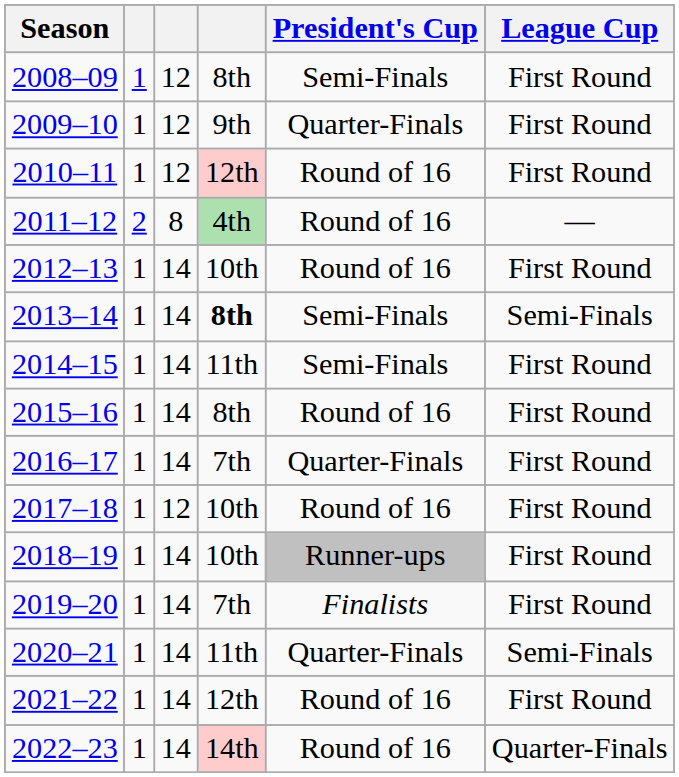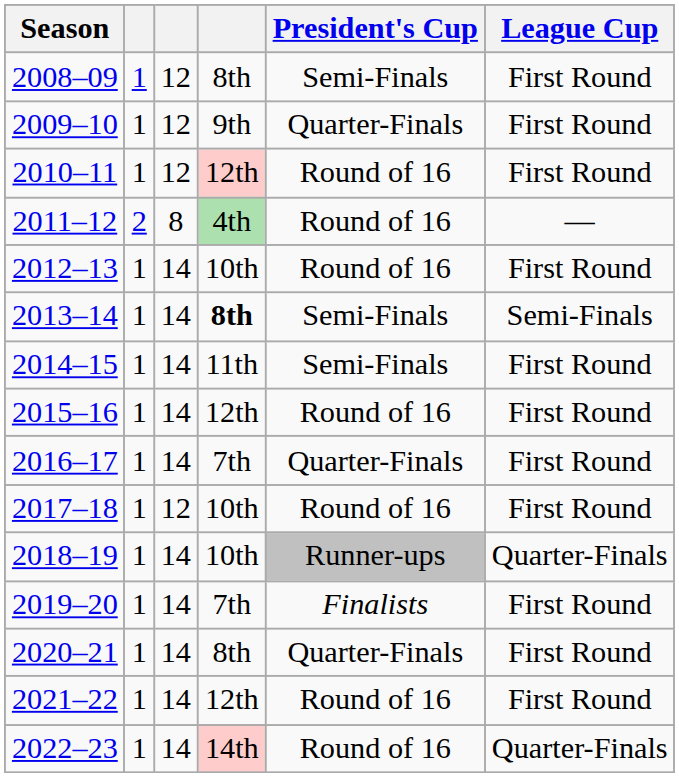(232, 412) 8th -> (232, 412) 12th
(580, 556) First Round -> (580, 556) Quarter-Finals
(232, 651) 11th -> (232, 651) 8th
(580, 651) Semi-Finals -> (580, 651) First Round
